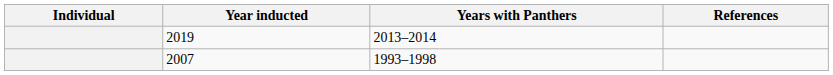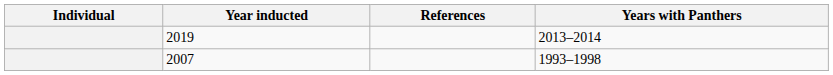columns swapped: (517, 15) <-> (746, 15)
